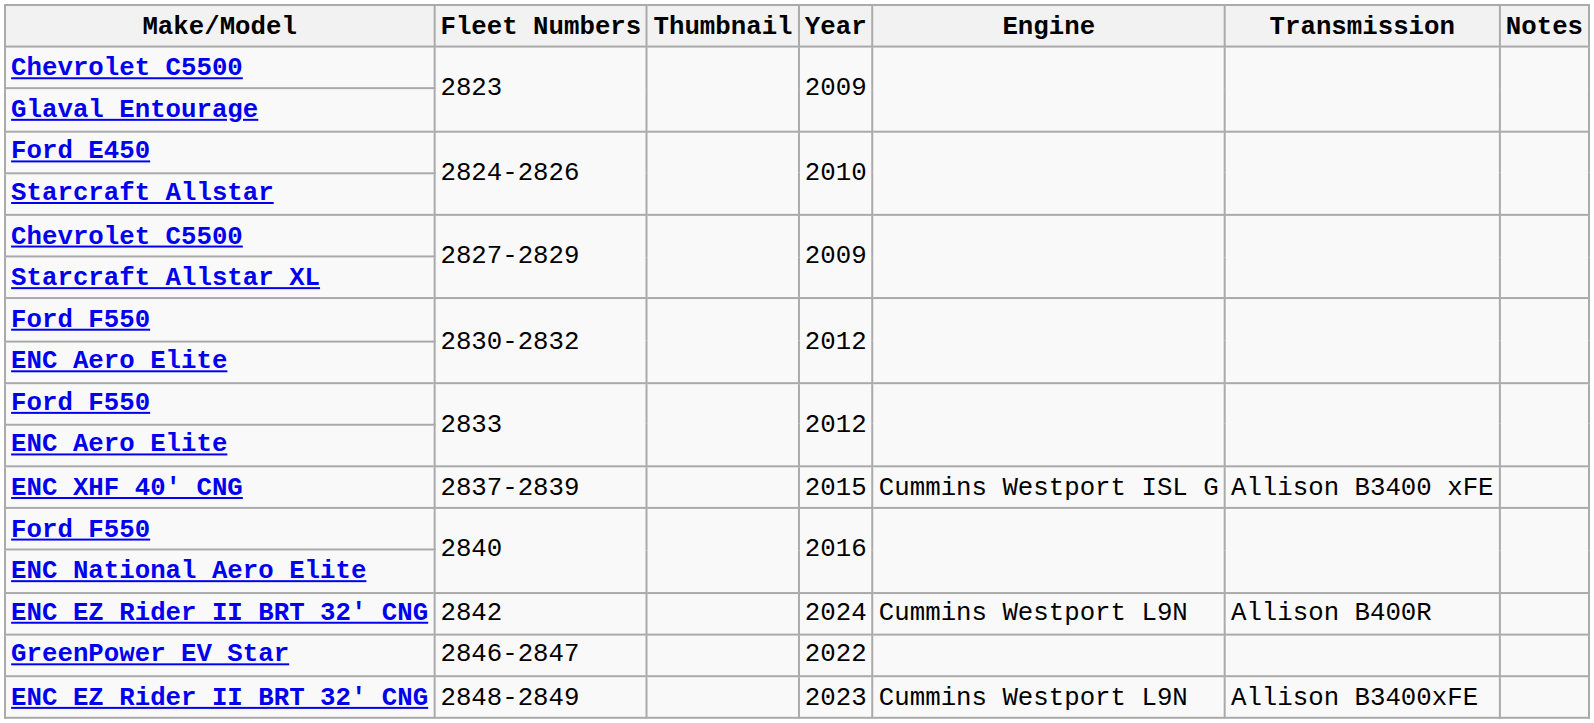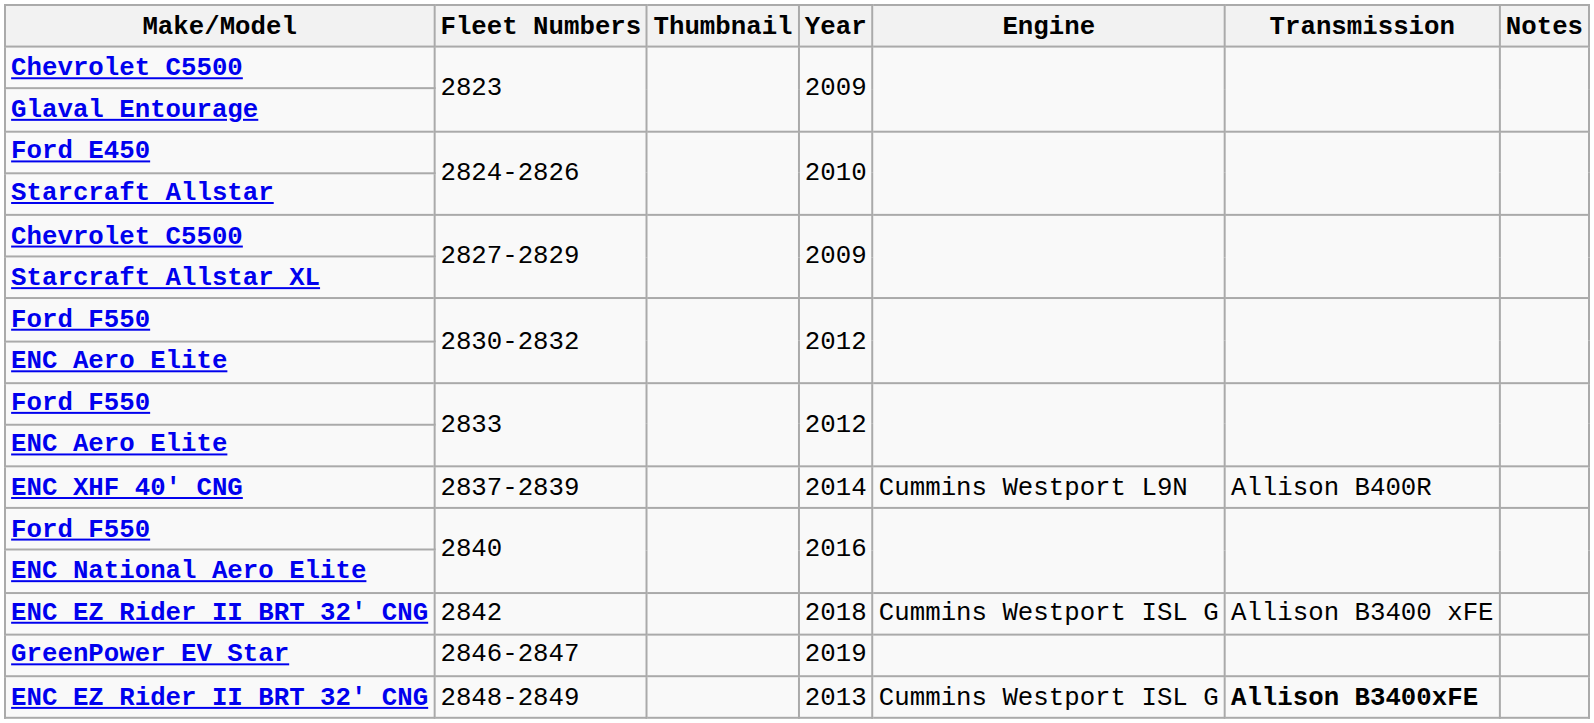(836, 487) 2015 -> (836, 487) 2014
(1049, 487) Cummins Westport ISL G -> (1033, 487) Cummins Westport L9N
(1362, 487) Allison B3400 xFE -> (1331, 487) Allison B400R
(836, 613) 2024 -> (836, 613) 2018
(1033, 613) Cummins Westport L9N -> (1049, 613) Cummins Westport ISL G
(1331, 613) Allison B400R -> (1362, 613) Allison B3400 xFE
(836, 655) 2022 -> (836, 655) 2019
(836, 697) 2023 -> (836, 697) 2013
(1033, 697) Cummins Westport L9N -> (1049, 697) Cummins Westport ISL G
(1355, 697) normal -> (1355, 697) bold
